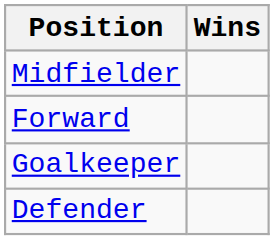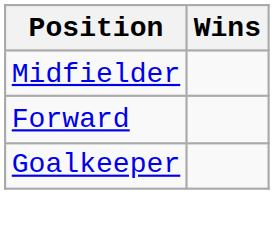- row: (79, 211)
